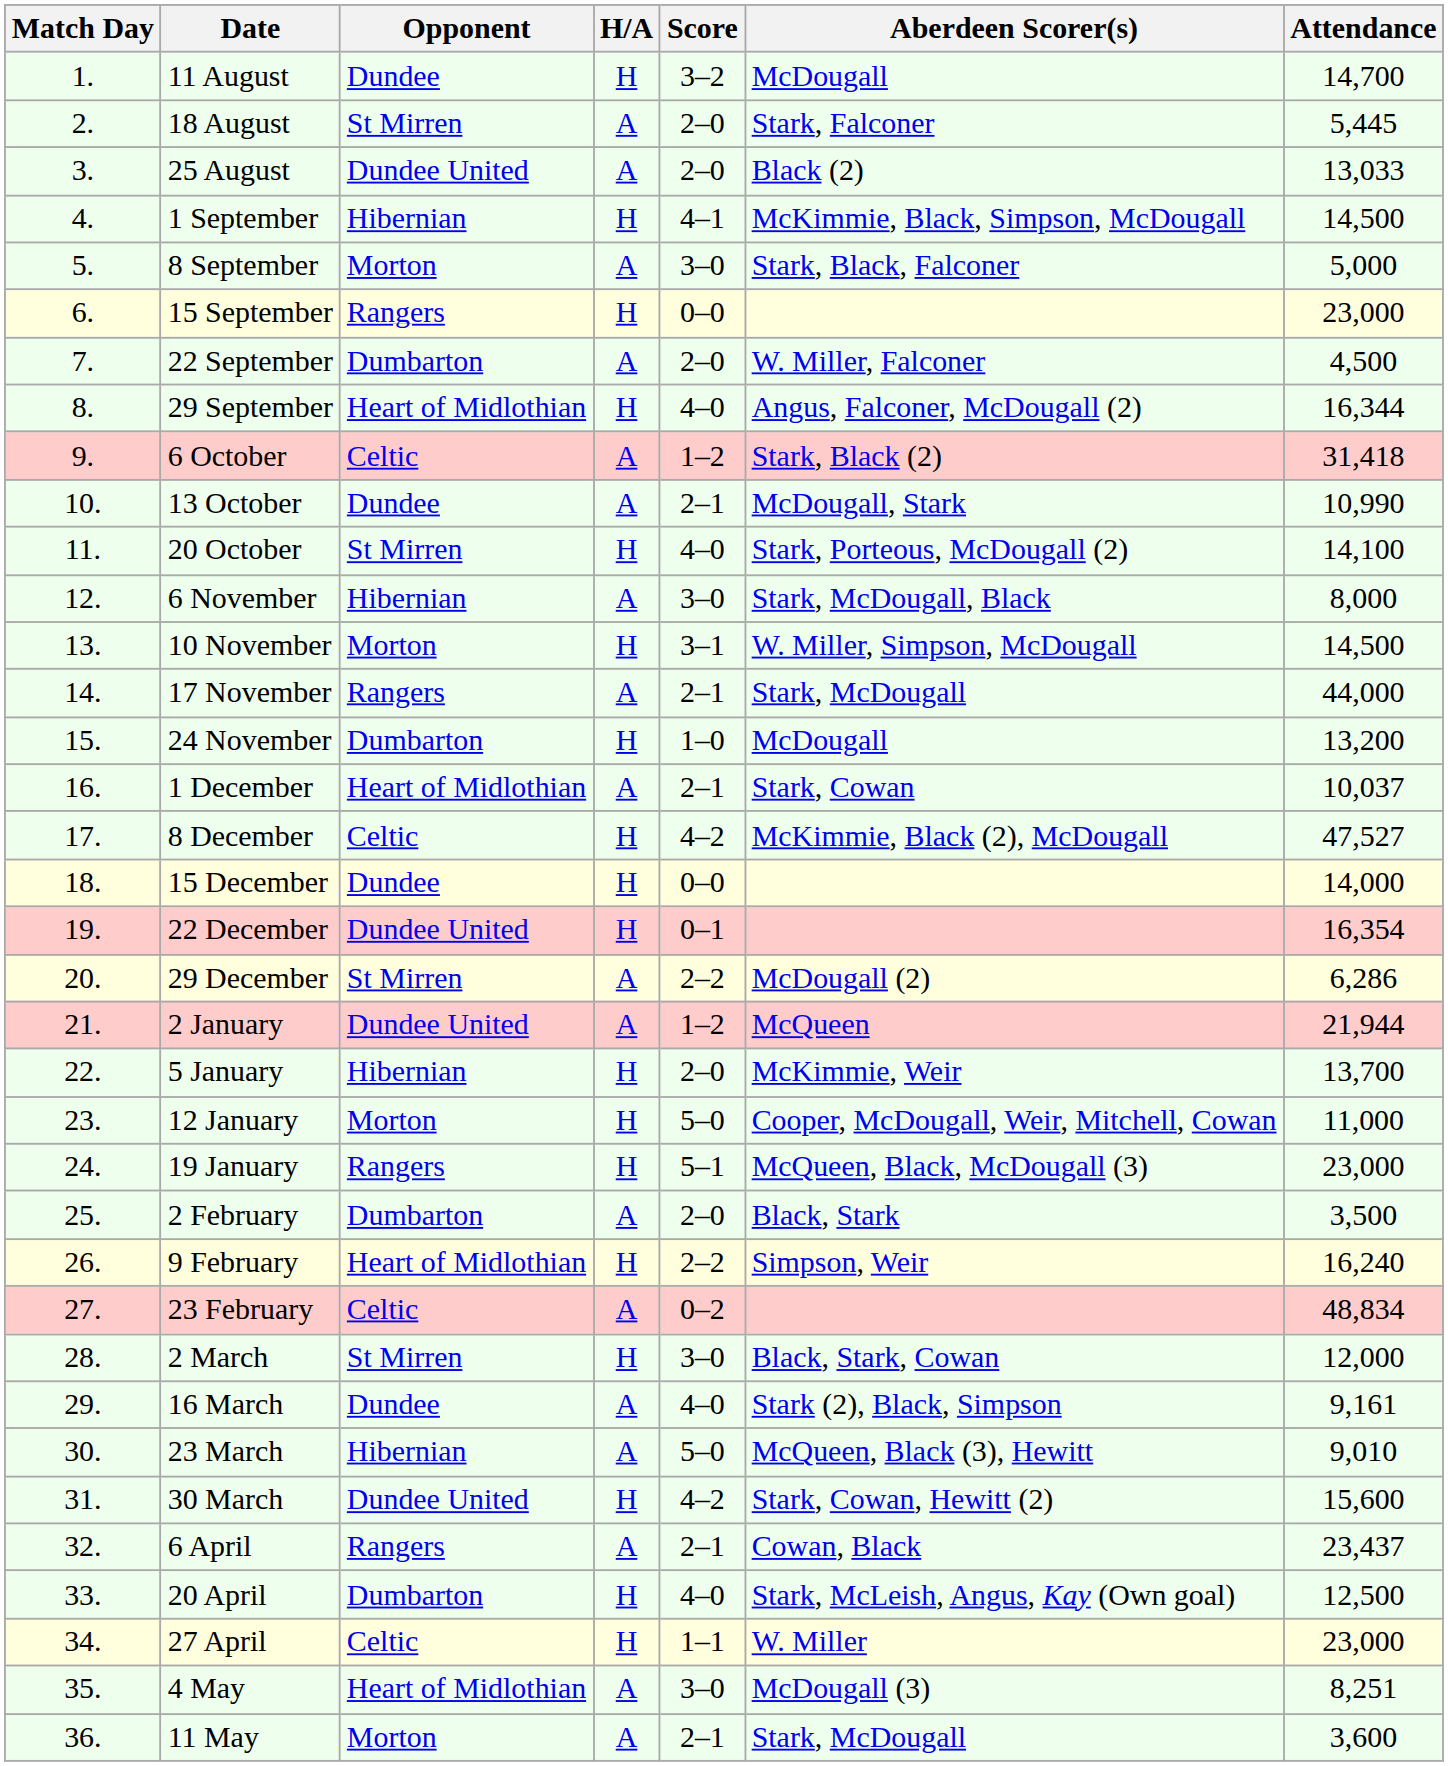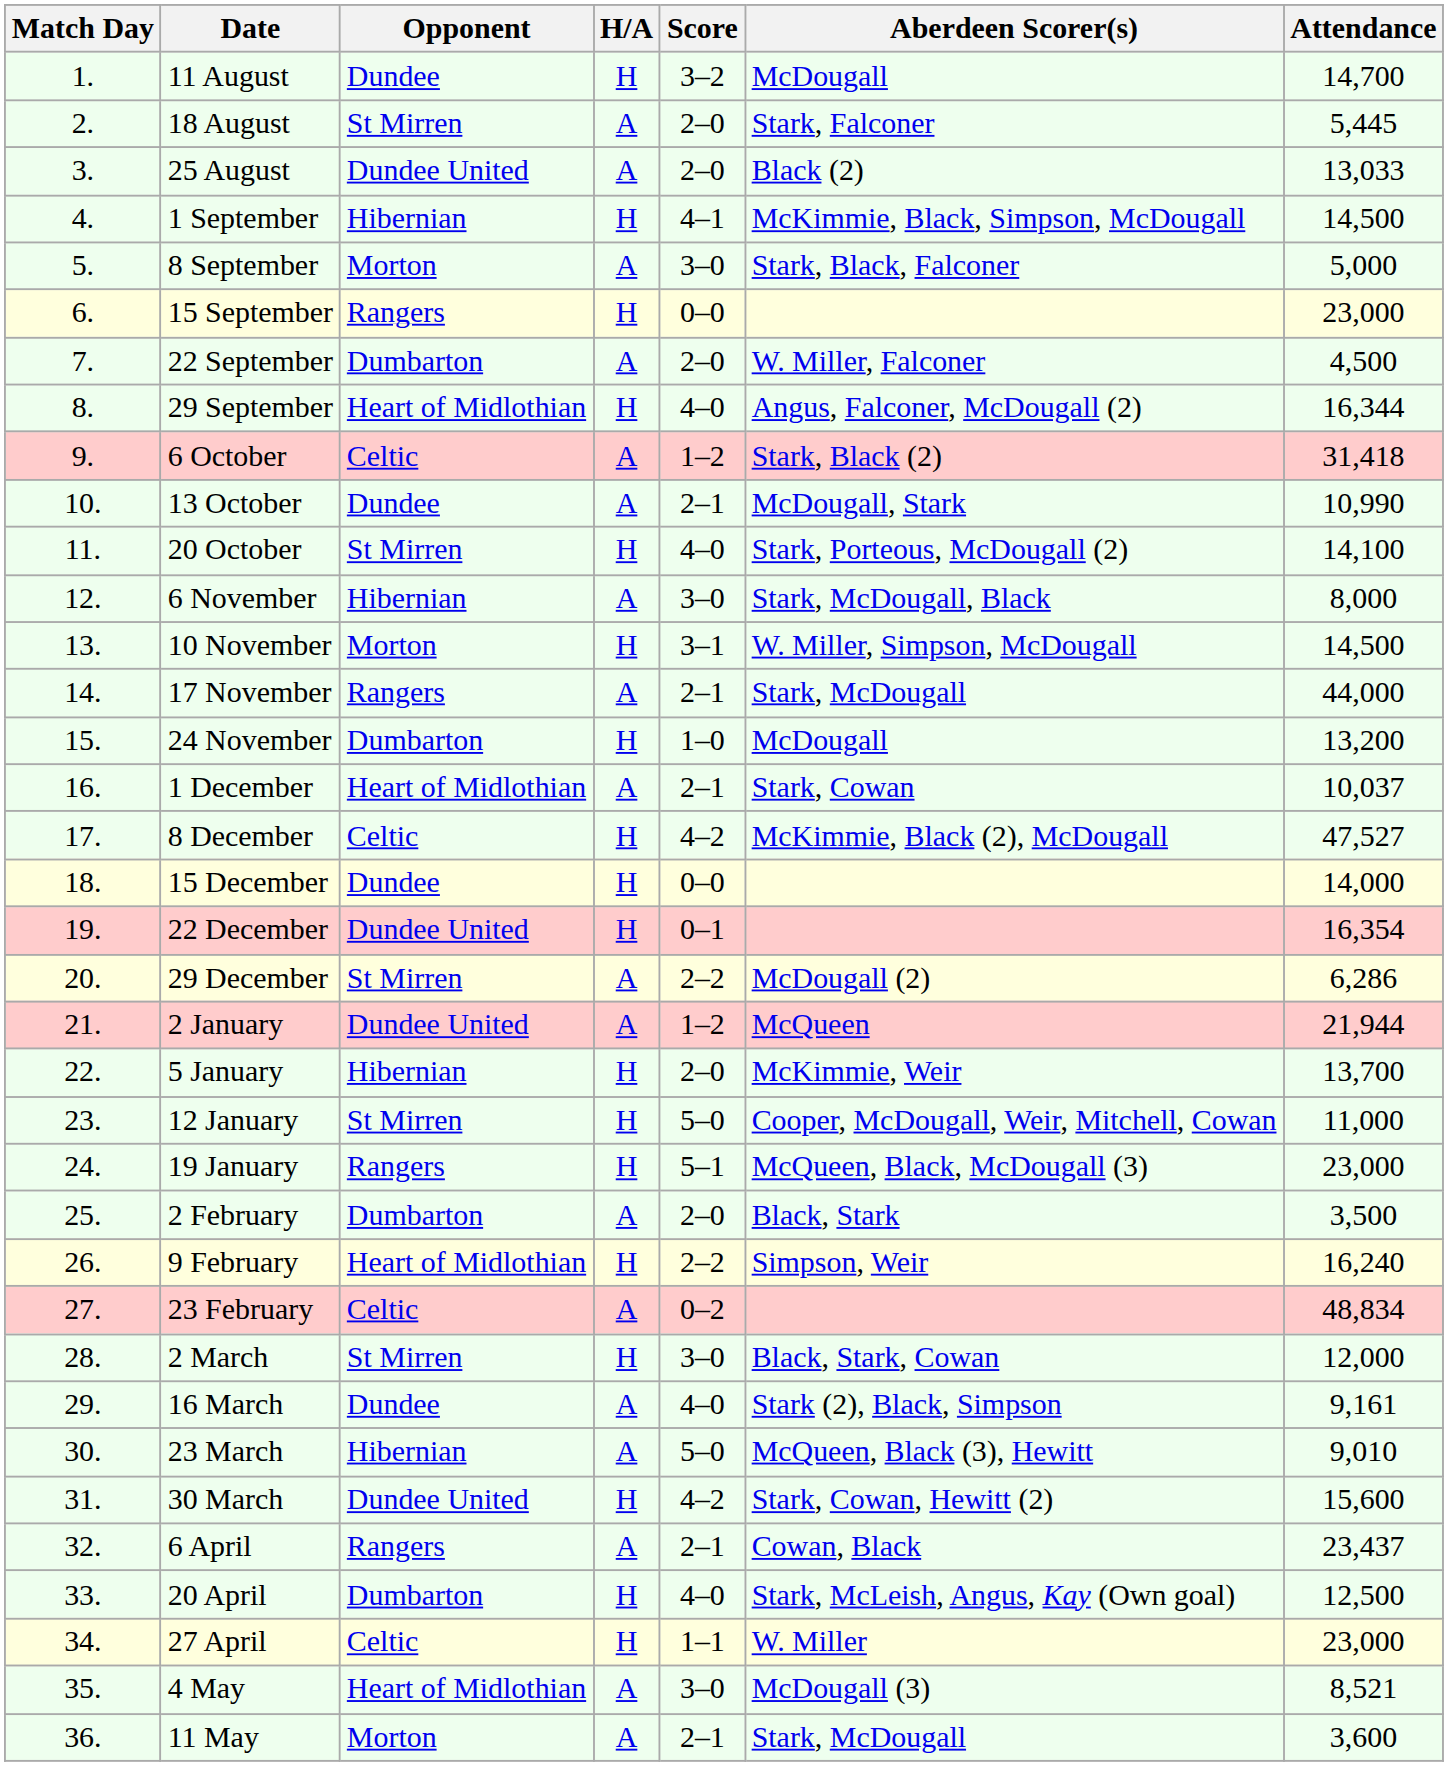(392, 1119) Morton -> (405, 1119) St Mirren
(1363, 1689) 8,251 -> (1363, 1689) 8,521
